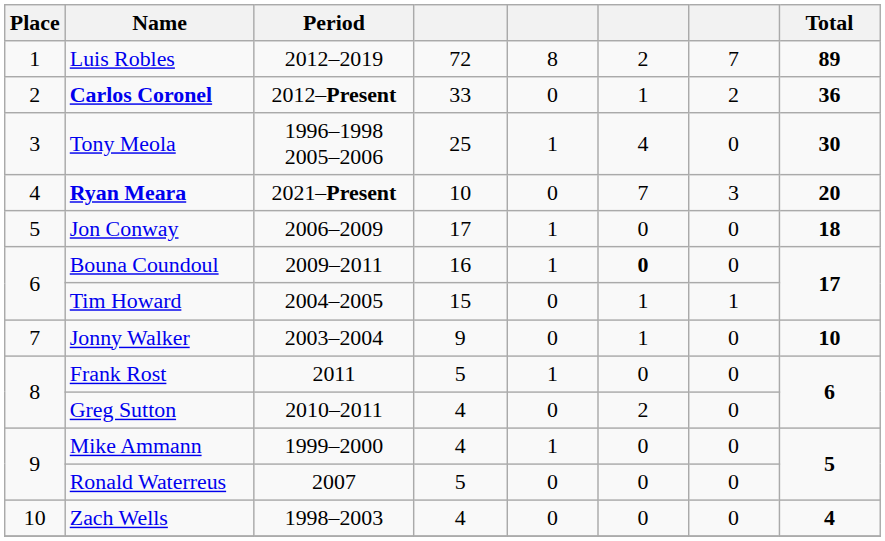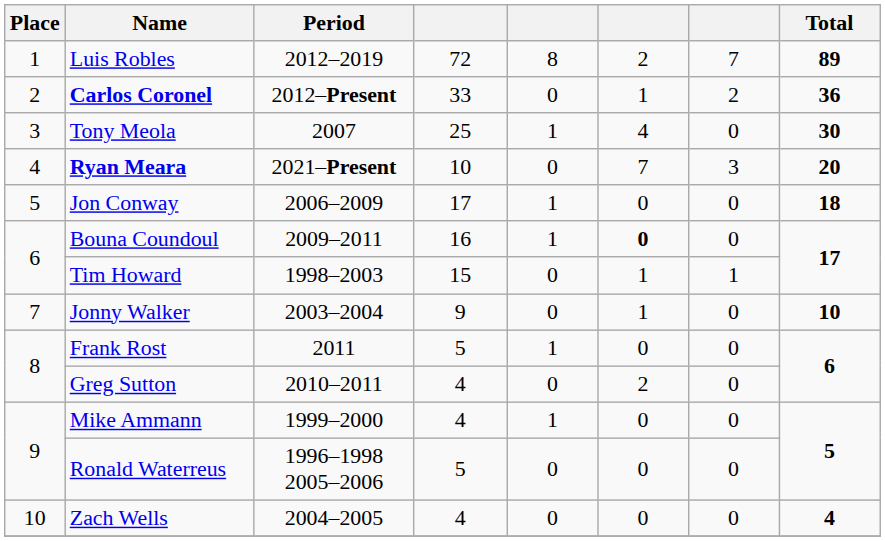(334, 143) 1996–1998 2005–2006 -> (334, 131) 2007
(334, 301) 2004–2005 -> (334, 275) 1998–2003
(334, 481) 2007 -> (334, 468) 1996–1998 2005–2006
(334, 517) 1998–2003 -> (334, 517) 2004–2005
